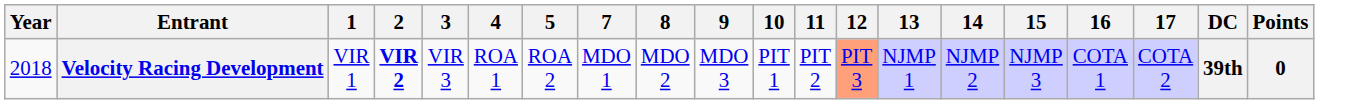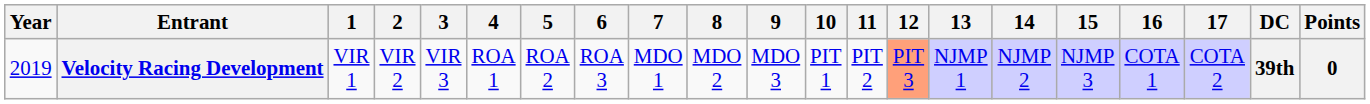+ column: (602, 21)
(31, 68) 2018 -> (31, 68) 2019
(399, 68) bold -> (397, 68) normal
